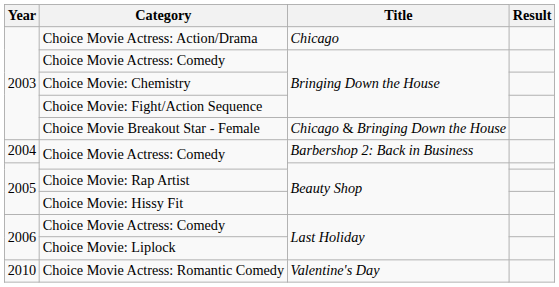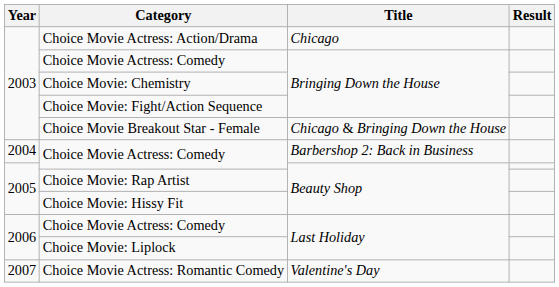(22, 270) 2010 -> (22, 270) 2007
